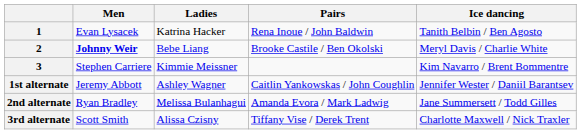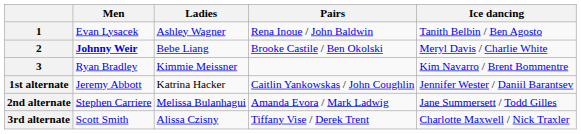(191, 31) Katrina Hacker -> (191, 31) Ashley Wagner
(114, 66) Stephen Carriere -> (107, 66) Ryan Bradley
(191, 84) Ashley Wagner -> (191, 84) Katrina Hacker
(107, 102) Ryan Bradley -> (114, 102) Stephen Carriere
